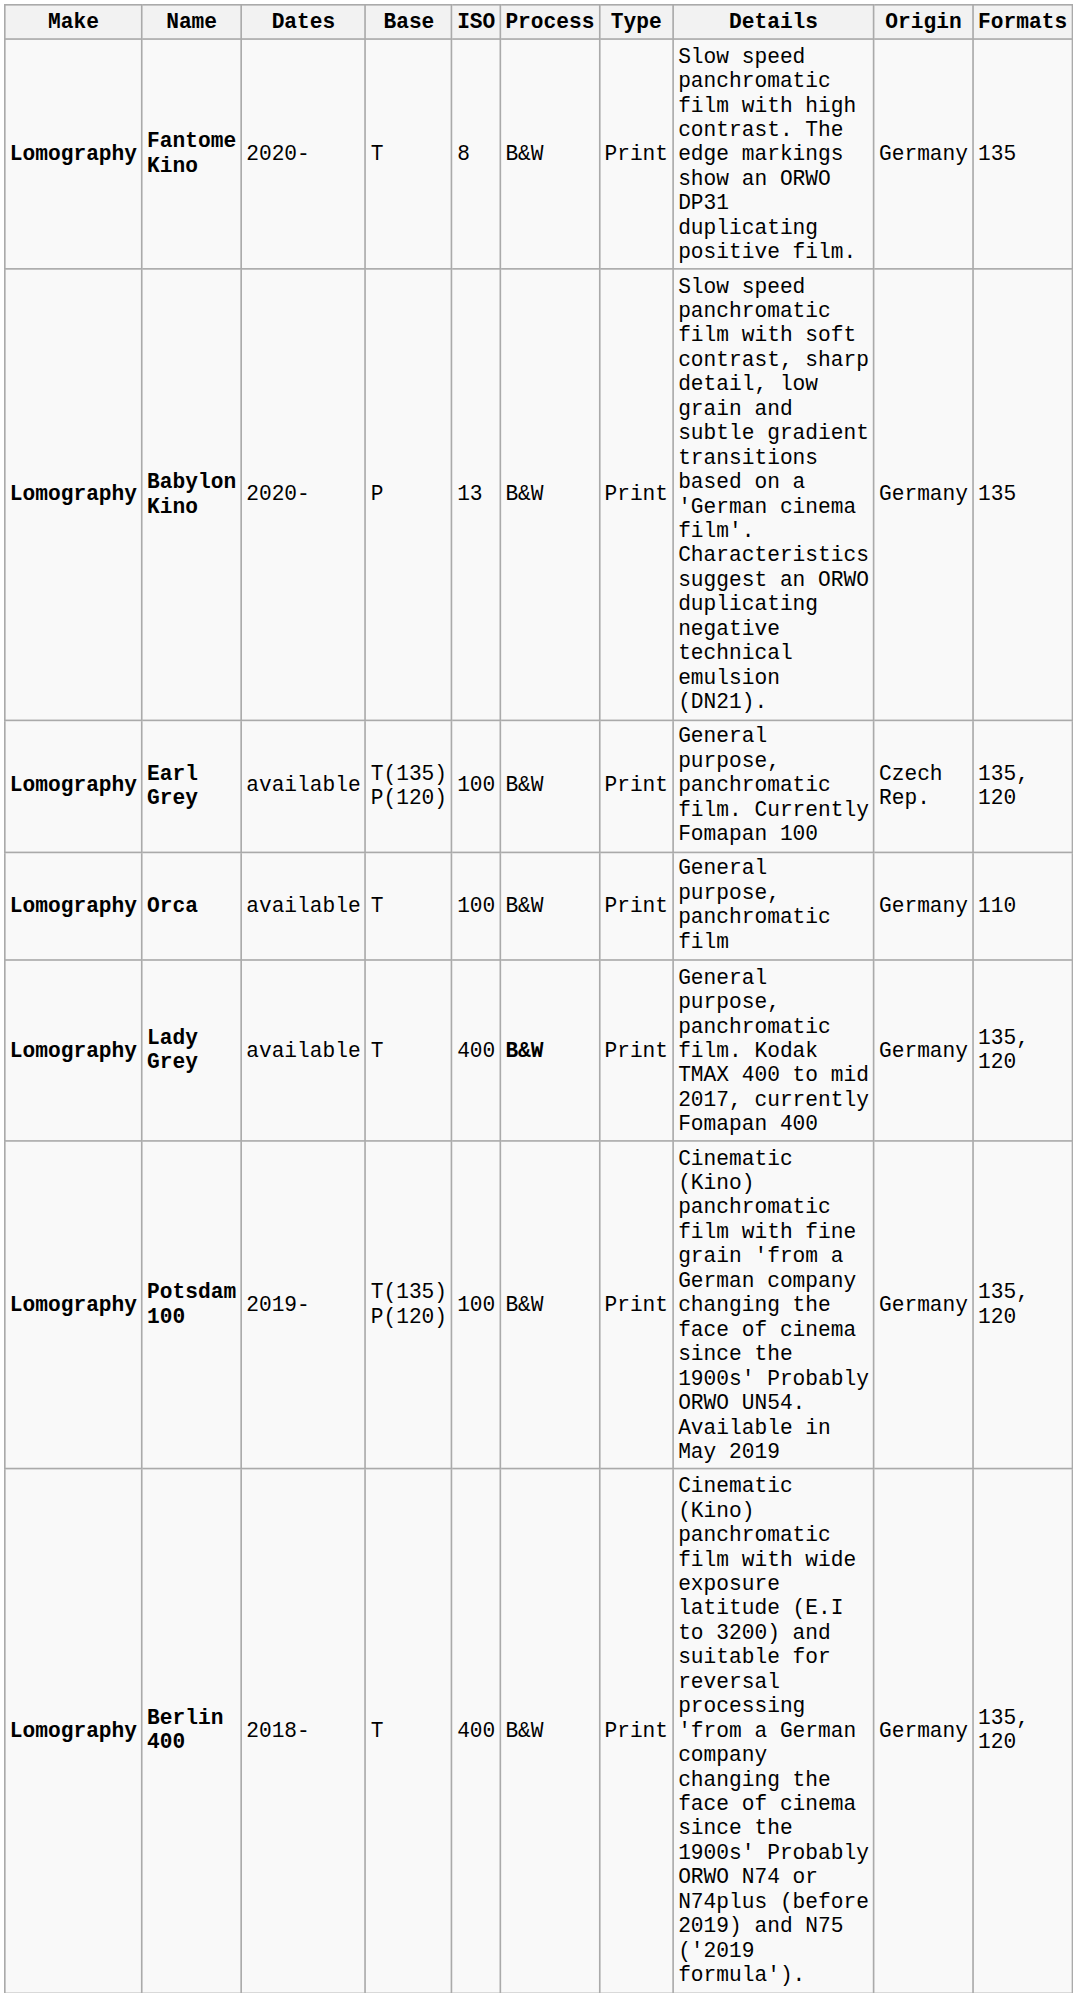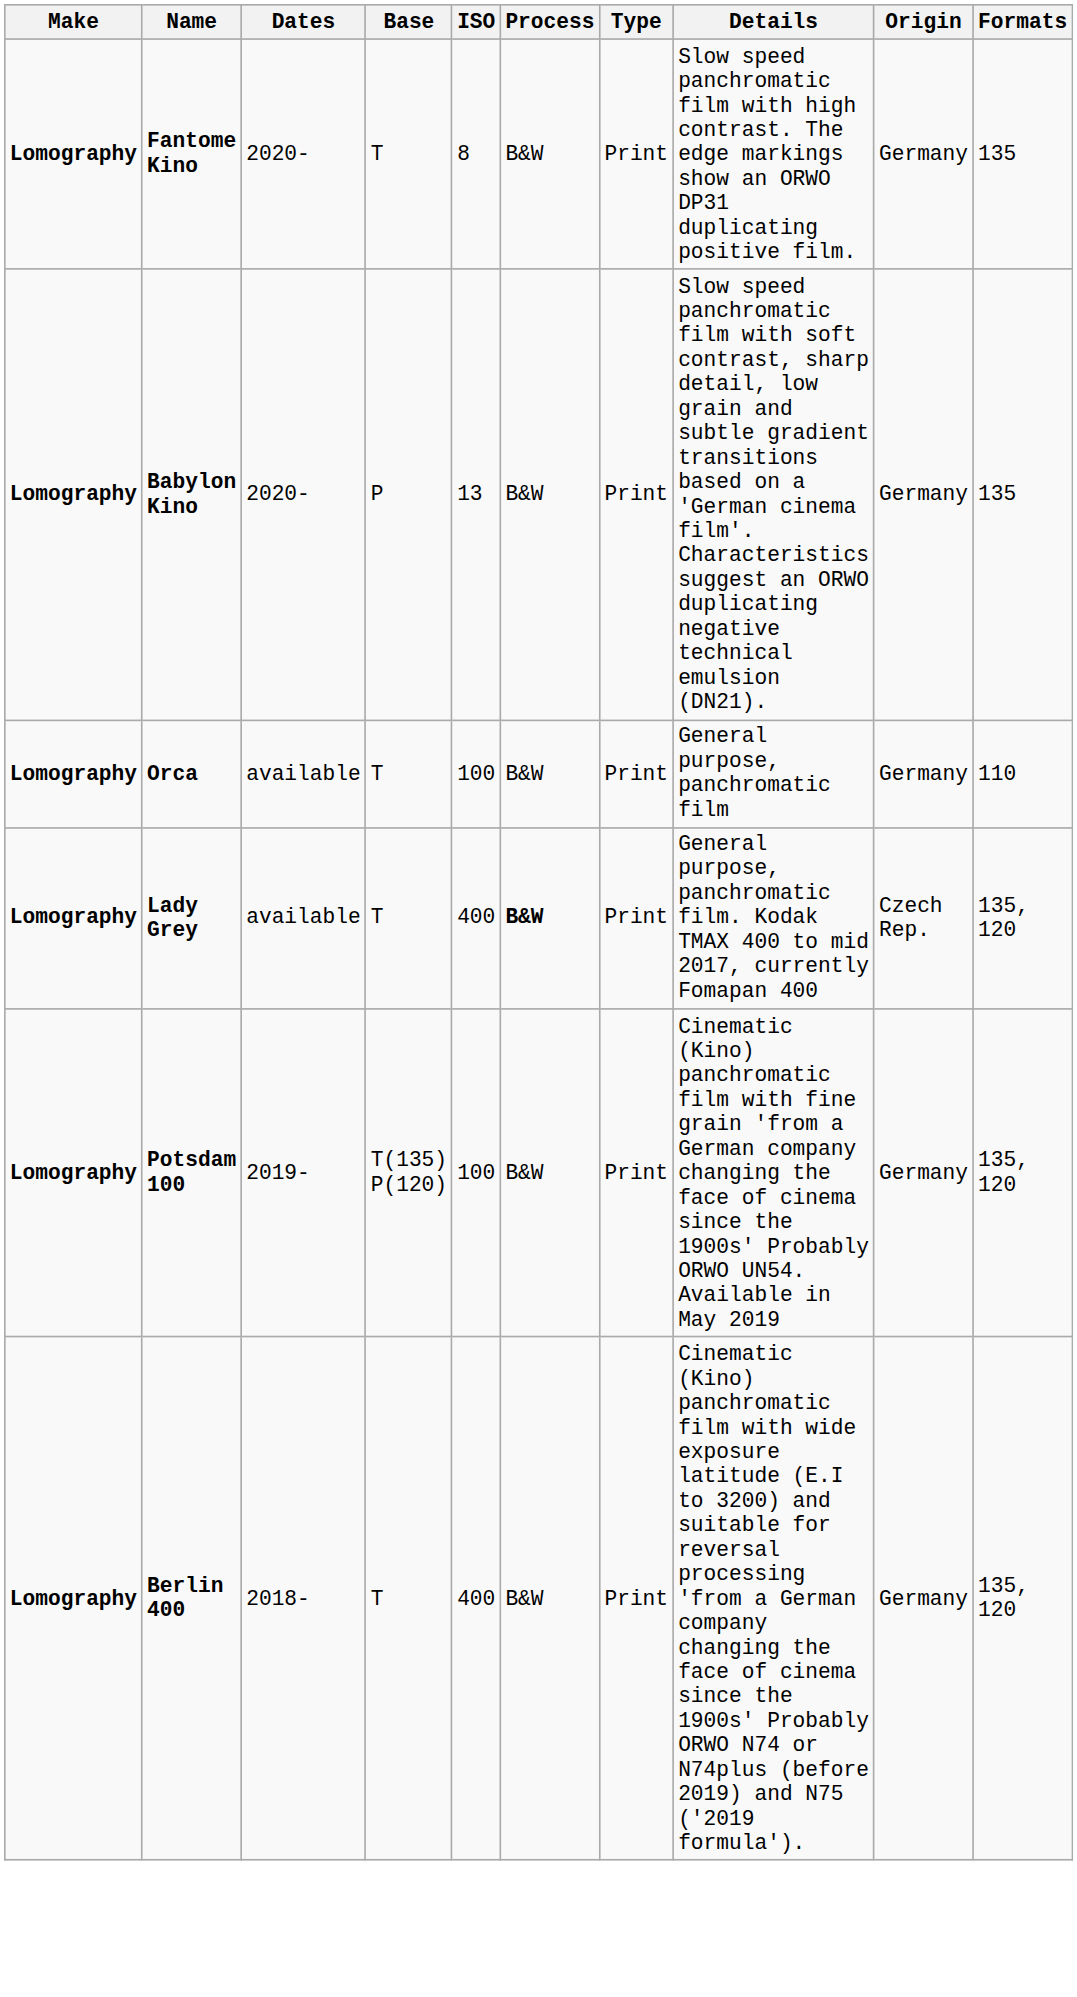- row: (173, 786)
(924, 1051) Germany -> (911, 918) Czech Rep.
